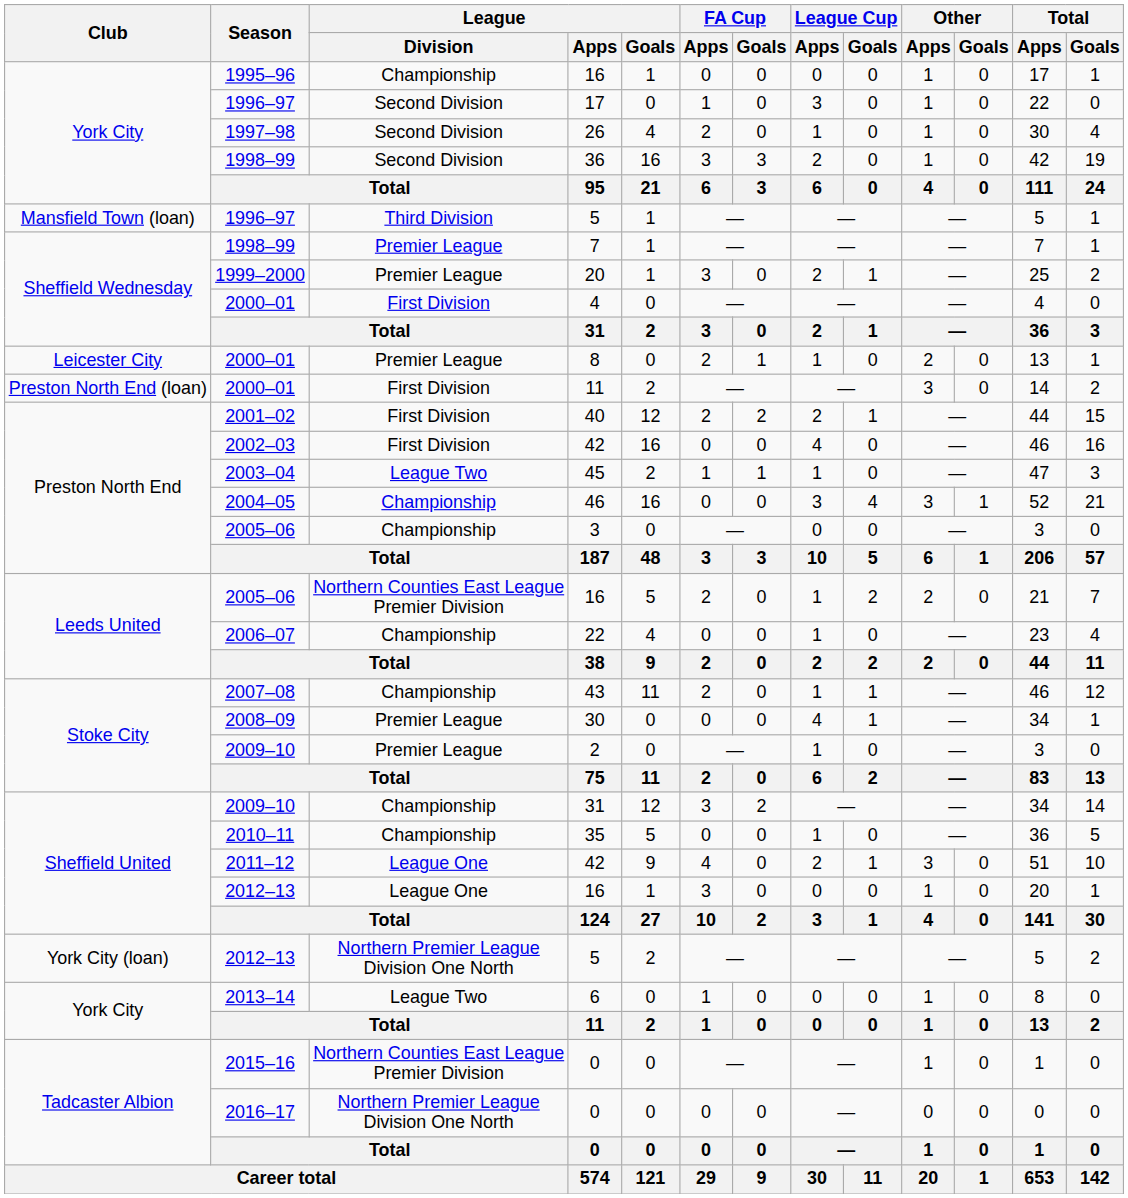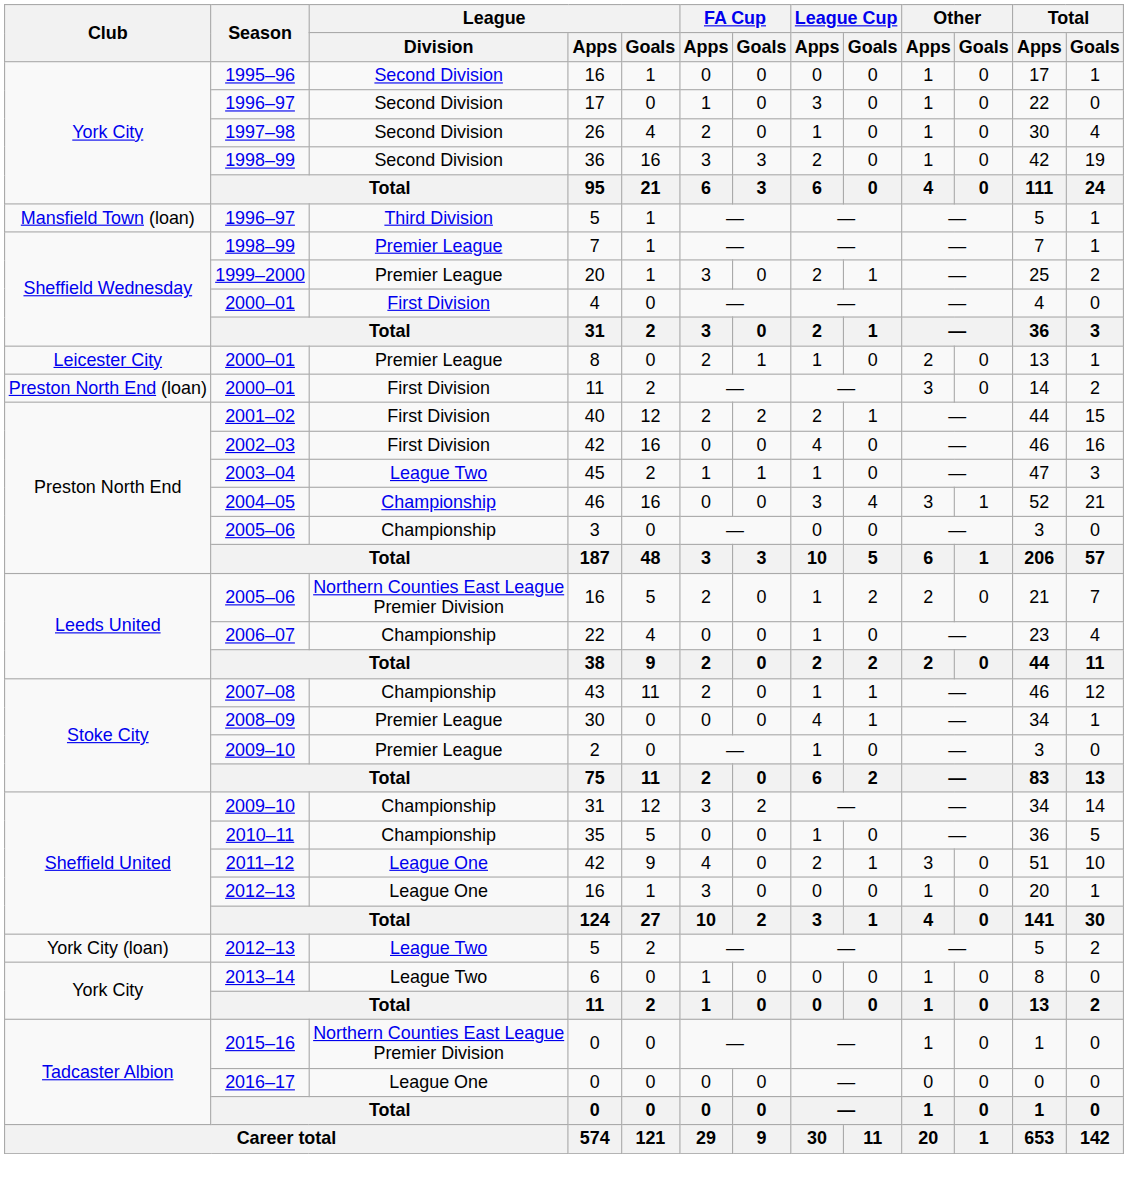(439, 75) Championship -> (439, 75) Second Division
(439, 958) Northern Premier League Division One North -> (439, 948) League Two
(439, 1112) Northern Premier League Division One North -> (439, 1082) League One
